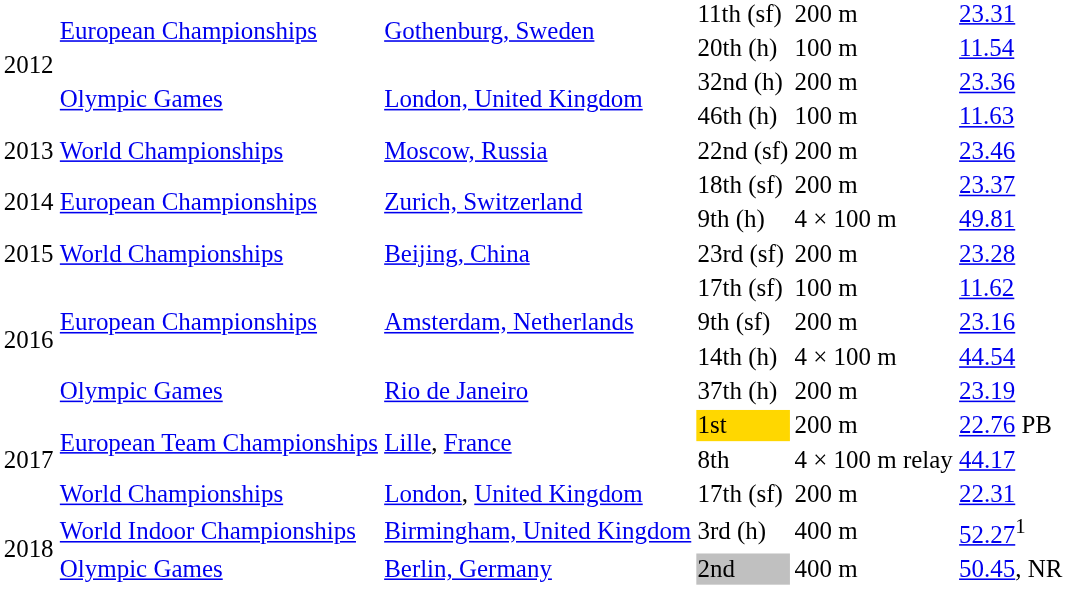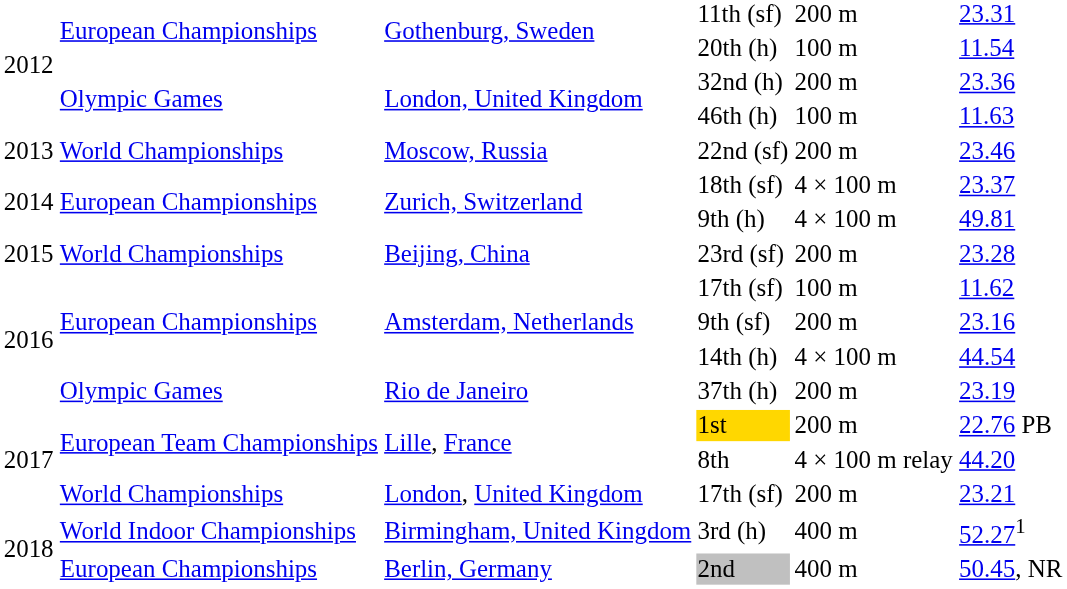(826, 185) 200 m -> (846, 185) 4 × 100 m
(987, 459) 44.17 -> (987, 459) 44.20
(987, 493) 22.31 -> (987, 493) 23.21
(141, 569) Olympic Games -> (188, 569) European Championships
